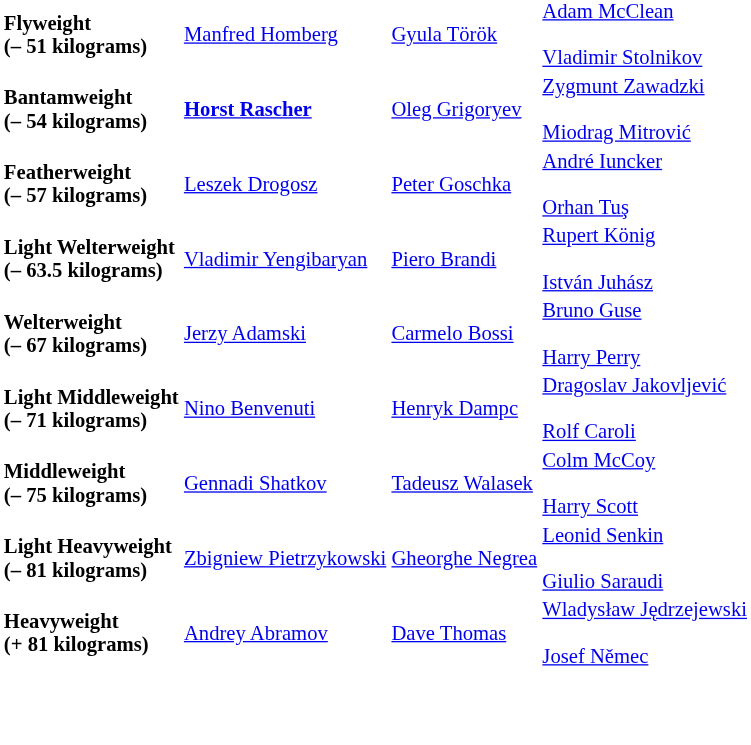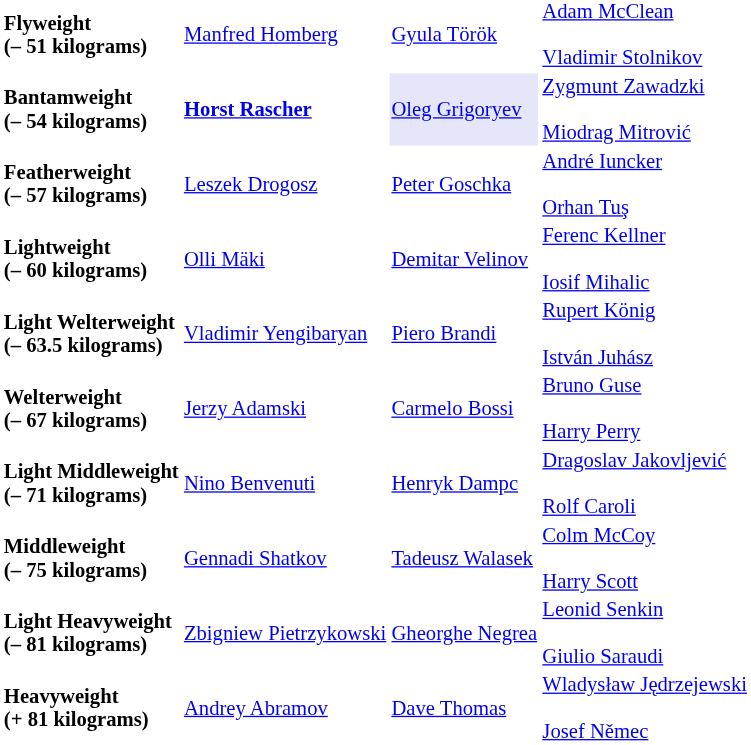(456, 109) no background -> (456, 109) lavender background
+ row: (76, 259)
